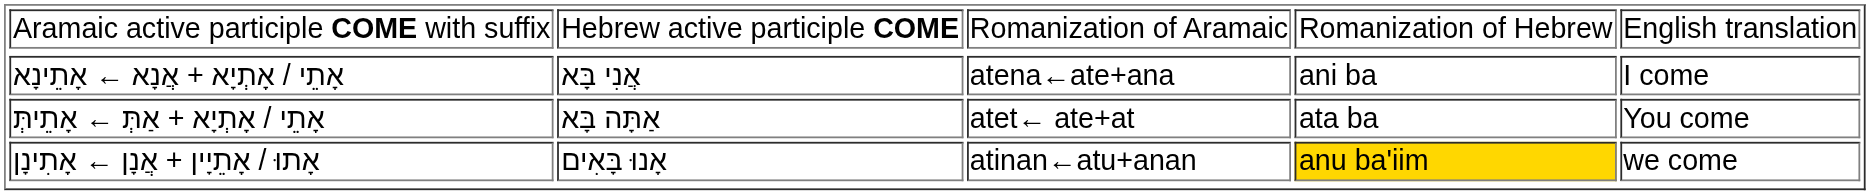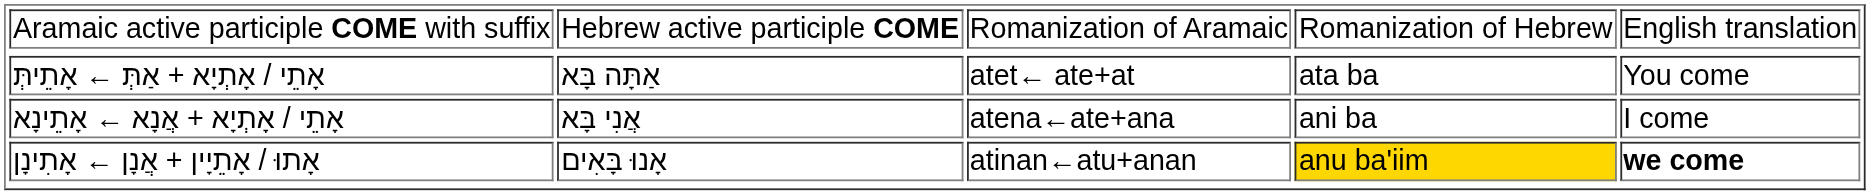rows swapped: (178, 75) <-> (169, 118)
(1681, 161) normal -> (1684, 161) bold
